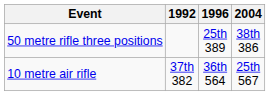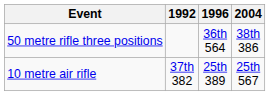(215, 40) 25th 389 -> (215, 40) 36th 564
(215, 74) 36th 564 -> (215, 74) 25th 389
